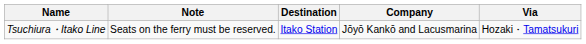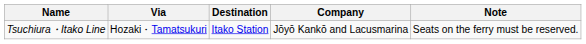columns swapped: (530, 12) <-> (193, 12)
